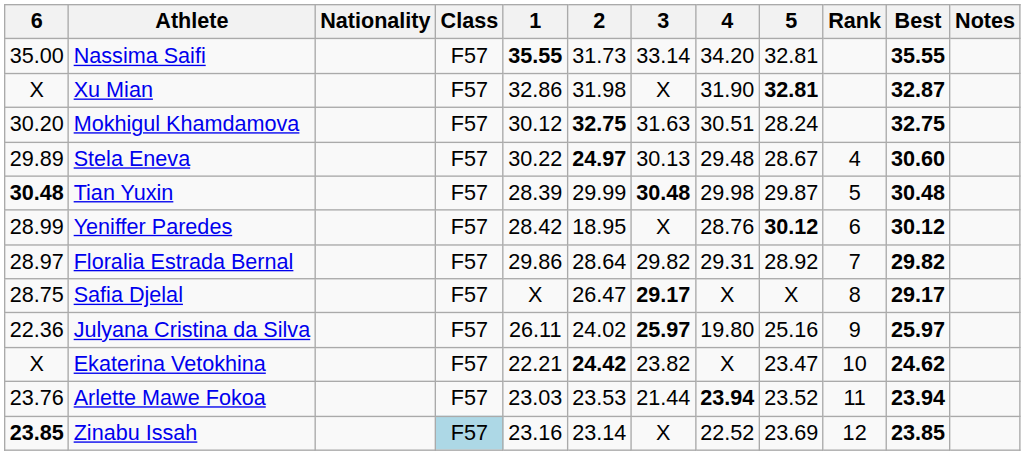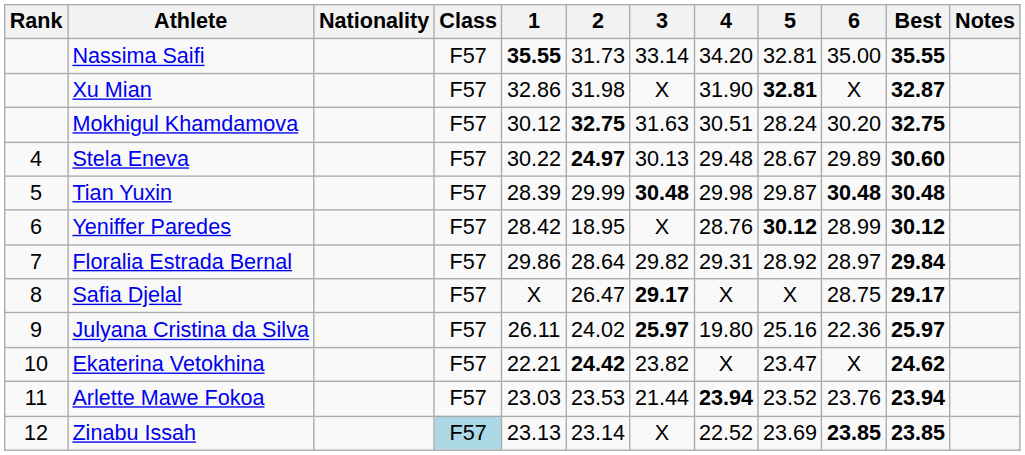columns swapped: (855, 21) <-> (37, 21)
(918, 261) 29.82 -> (918, 261) 29.84
(535, 432) 23.16 -> (534, 432) 23.13
